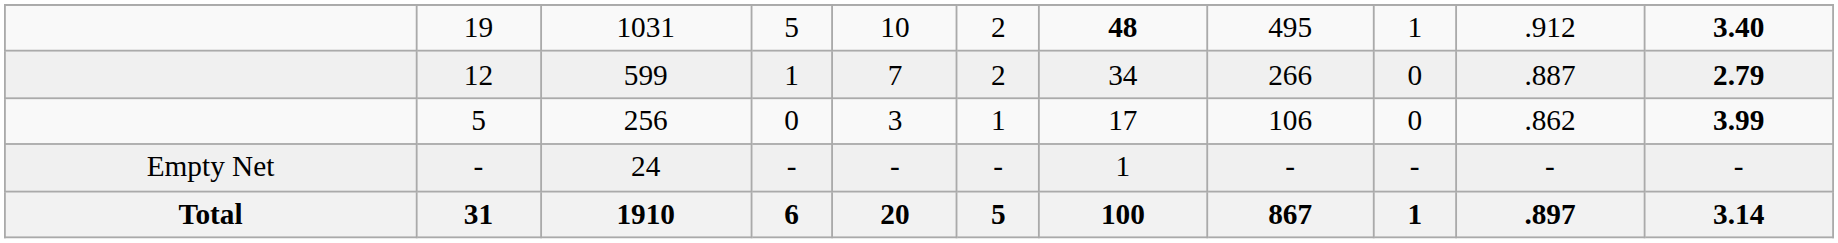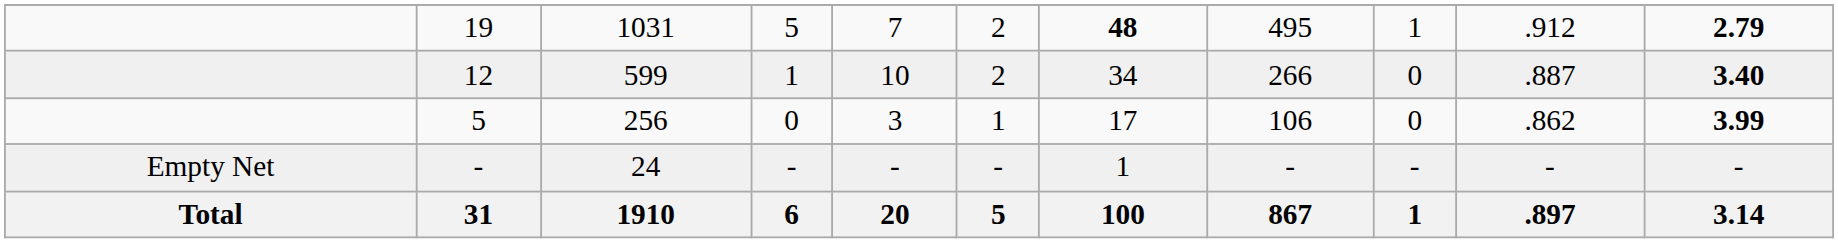(895, 27) 10 -> (895, 27) 7
(1739, 27) 3.40 -> (1739, 27) 2.79
(895, 74) 7 -> (895, 74) 10
(1739, 74) 2.79 -> (1739, 74) 3.40
